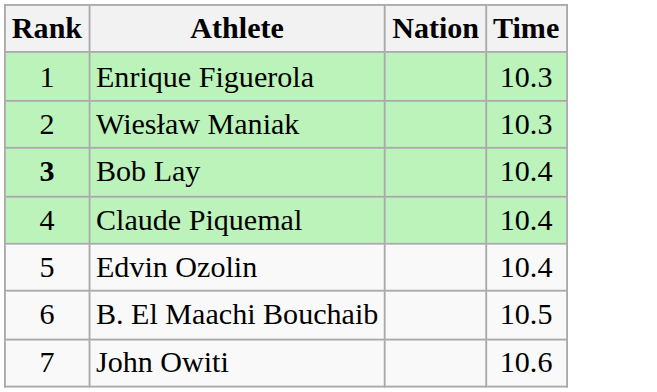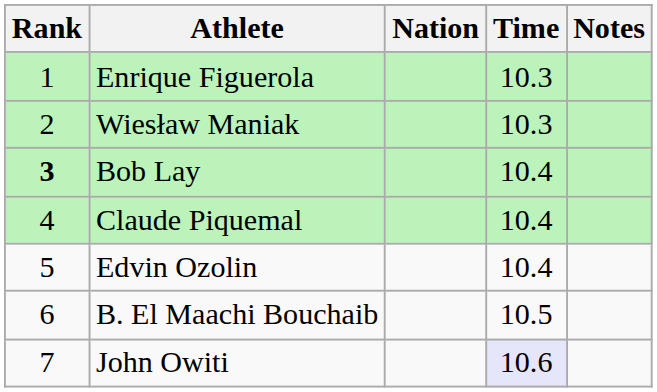+ column: (609, 28)
(526, 362) no background -> (526, 362) lavender background
